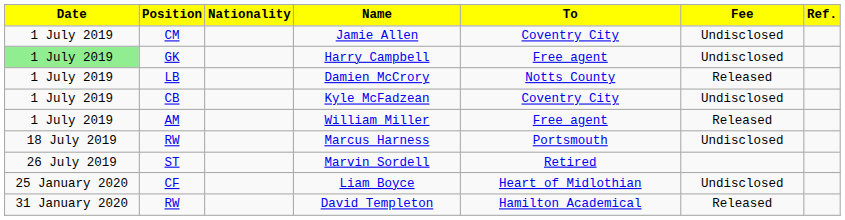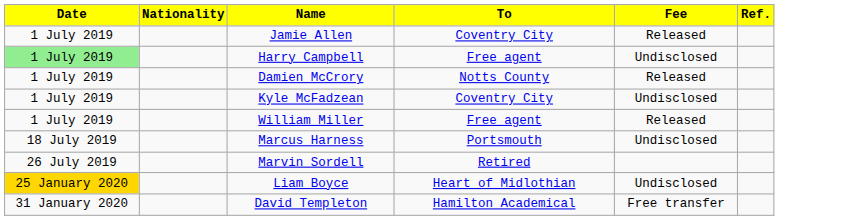- column: (172, 15)
(742, 36) Undisclosed -> (676, 36) Released
(72, 183) no background -> (72, 183) gold background
(742, 204) Released -> (676, 204) Free transfer
